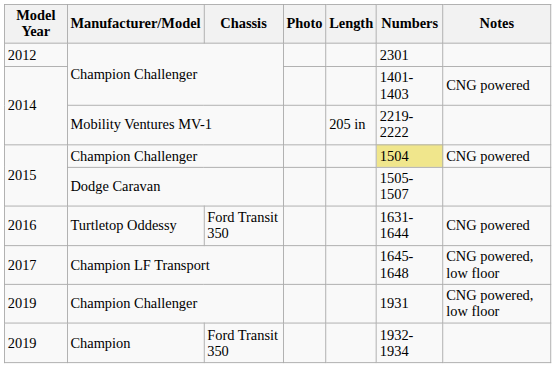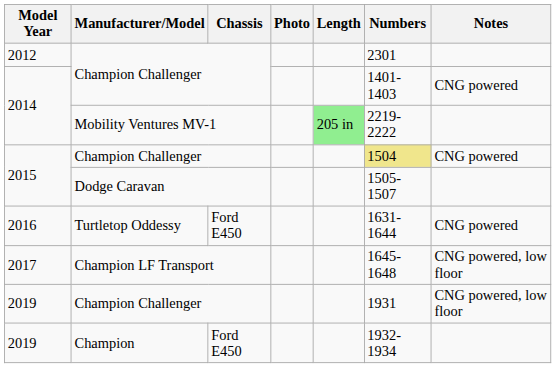(347, 124) no background -> (335, 124) lightgreen background
(243, 225) Ford Transit 350 -> (226, 225) Ford E450
(243, 342) Ford Transit 350 -> (226, 342) Ford E450
